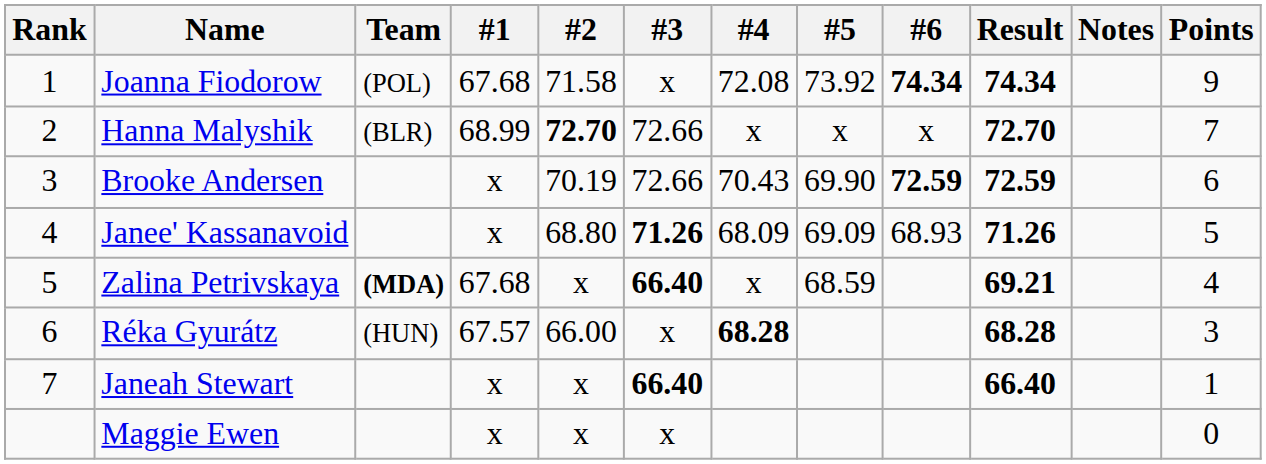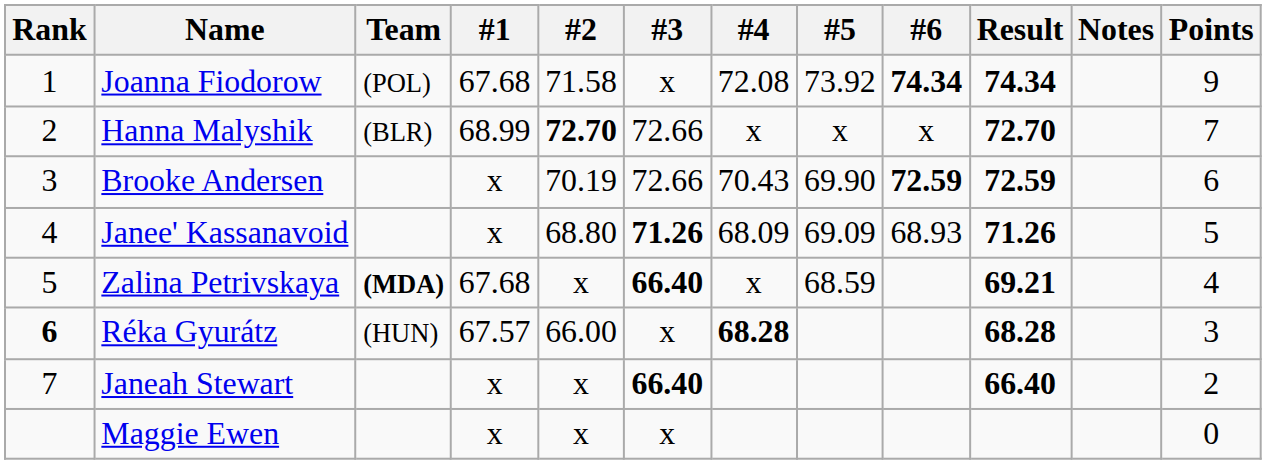(49, 332) normal -> (49, 332) bold
(1211, 383) 1 -> (1211, 383) 2
